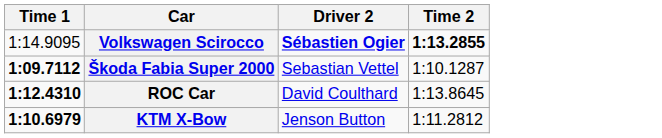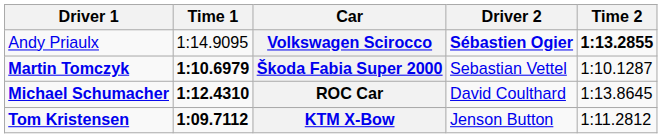+ column: (89, 17)
(44, 68) 1:09.7112 -> (213, 68) 1:10.6979
(45, 119) 1:10.6979 -> (212, 119) 1:09.7112
